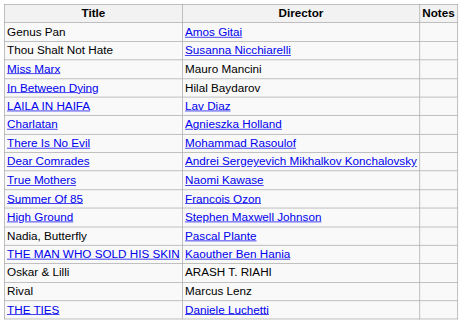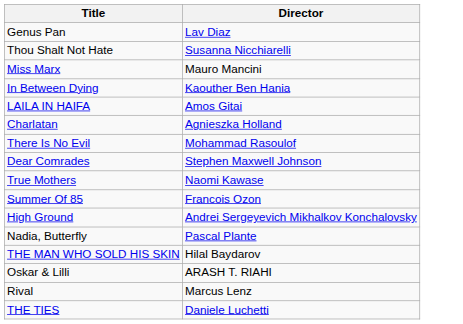- column: (438, 13)
(214, 32) Amos Gitai -> (208, 32) Lav Diaz
(223, 87) Hilal Baydarov -> (238, 87) Kaouther Ben Hania
(208, 106) Lav Diaz -> (214, 106) Amos Gitai
(301, 161) Andrei Sergeyevich Mikhalkov Konchalovsky -> (253, 161) Stephen Maxwell Johnson
(253, 217) Stephen Maxwell Johnson -> (301, 217) Andrei Sergeyevich Mikhalkov Konchalovsky
(238, 254) Kaouther Ben Hania -> (223, 254) Hilal Baydarov
